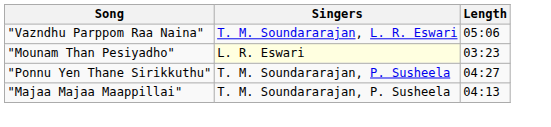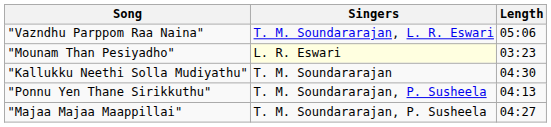+ row: (128, 73)
(482, 73) 04:27 -> (518, 93) 04:13
(482, 93) 04:13 -> (518, 112) 04:27
